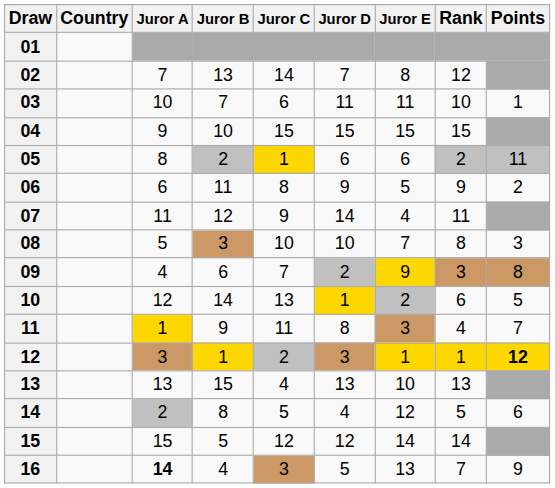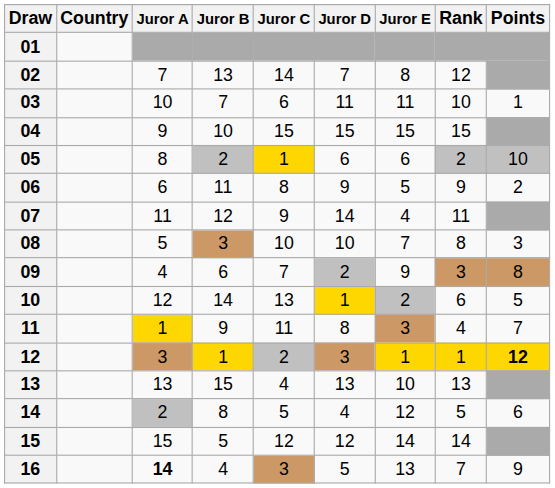(518, 159) 11 -> (518, 159) 10
(405, 272) gold background -> (405, 272) no background
